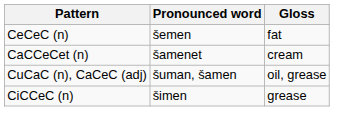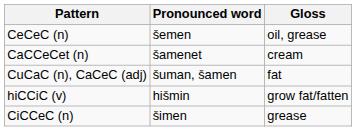(274, 34) fat -> (297, 34) oil, grease
(297, 75) oil, grease -> (274, 75) fat
+ row: (37, 95)
